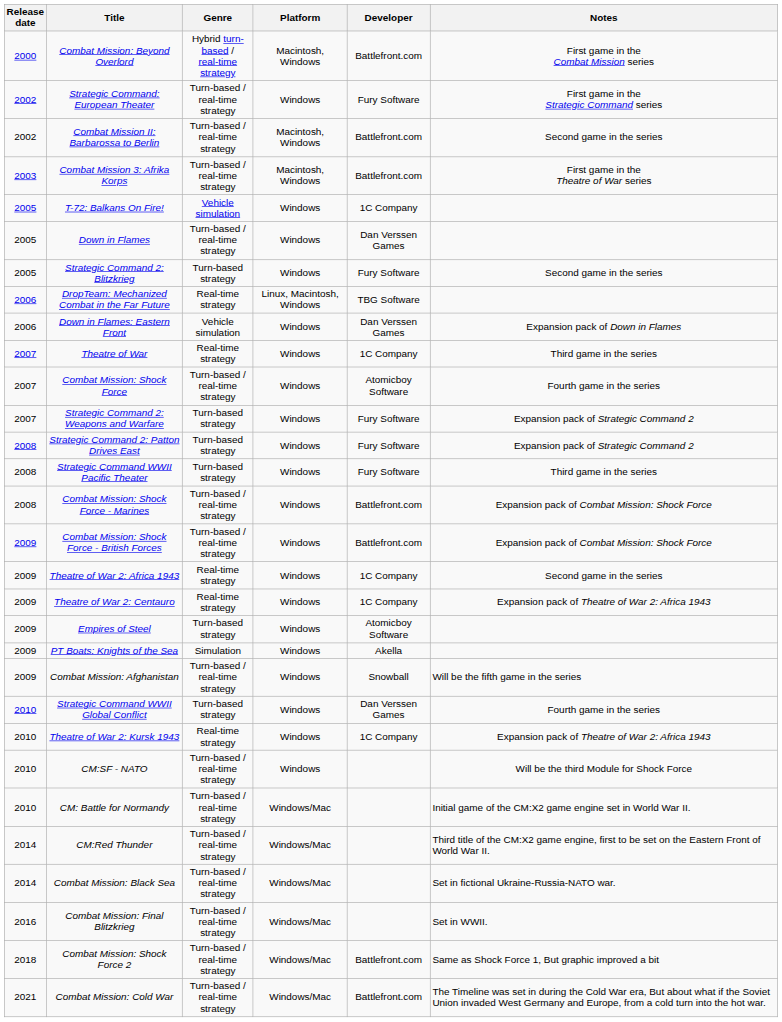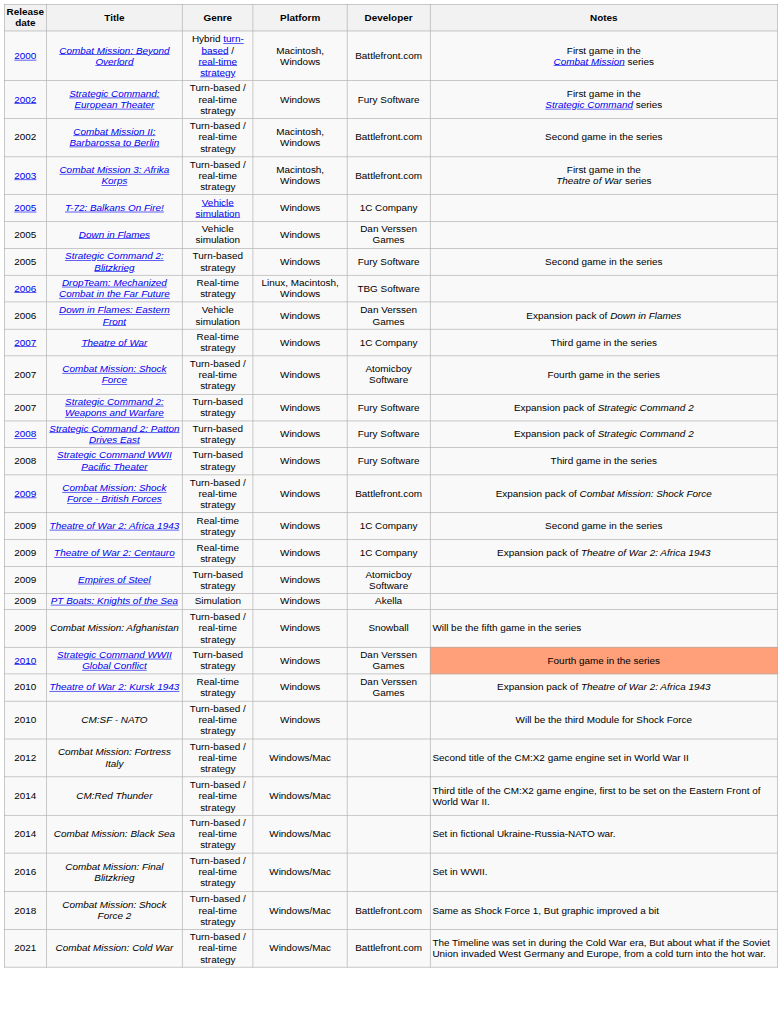(218, 240) Turn-based / real-time strategy -> (218, 235) Vehicle simulation
- row: (114, 505)
(604, 710) no background -> (604, 660) lightsalmon background
(389, 736) 1C Company -> (389, 687) Dan Verssen Games
- row: (114, 807)
+ row: (114, 758)
